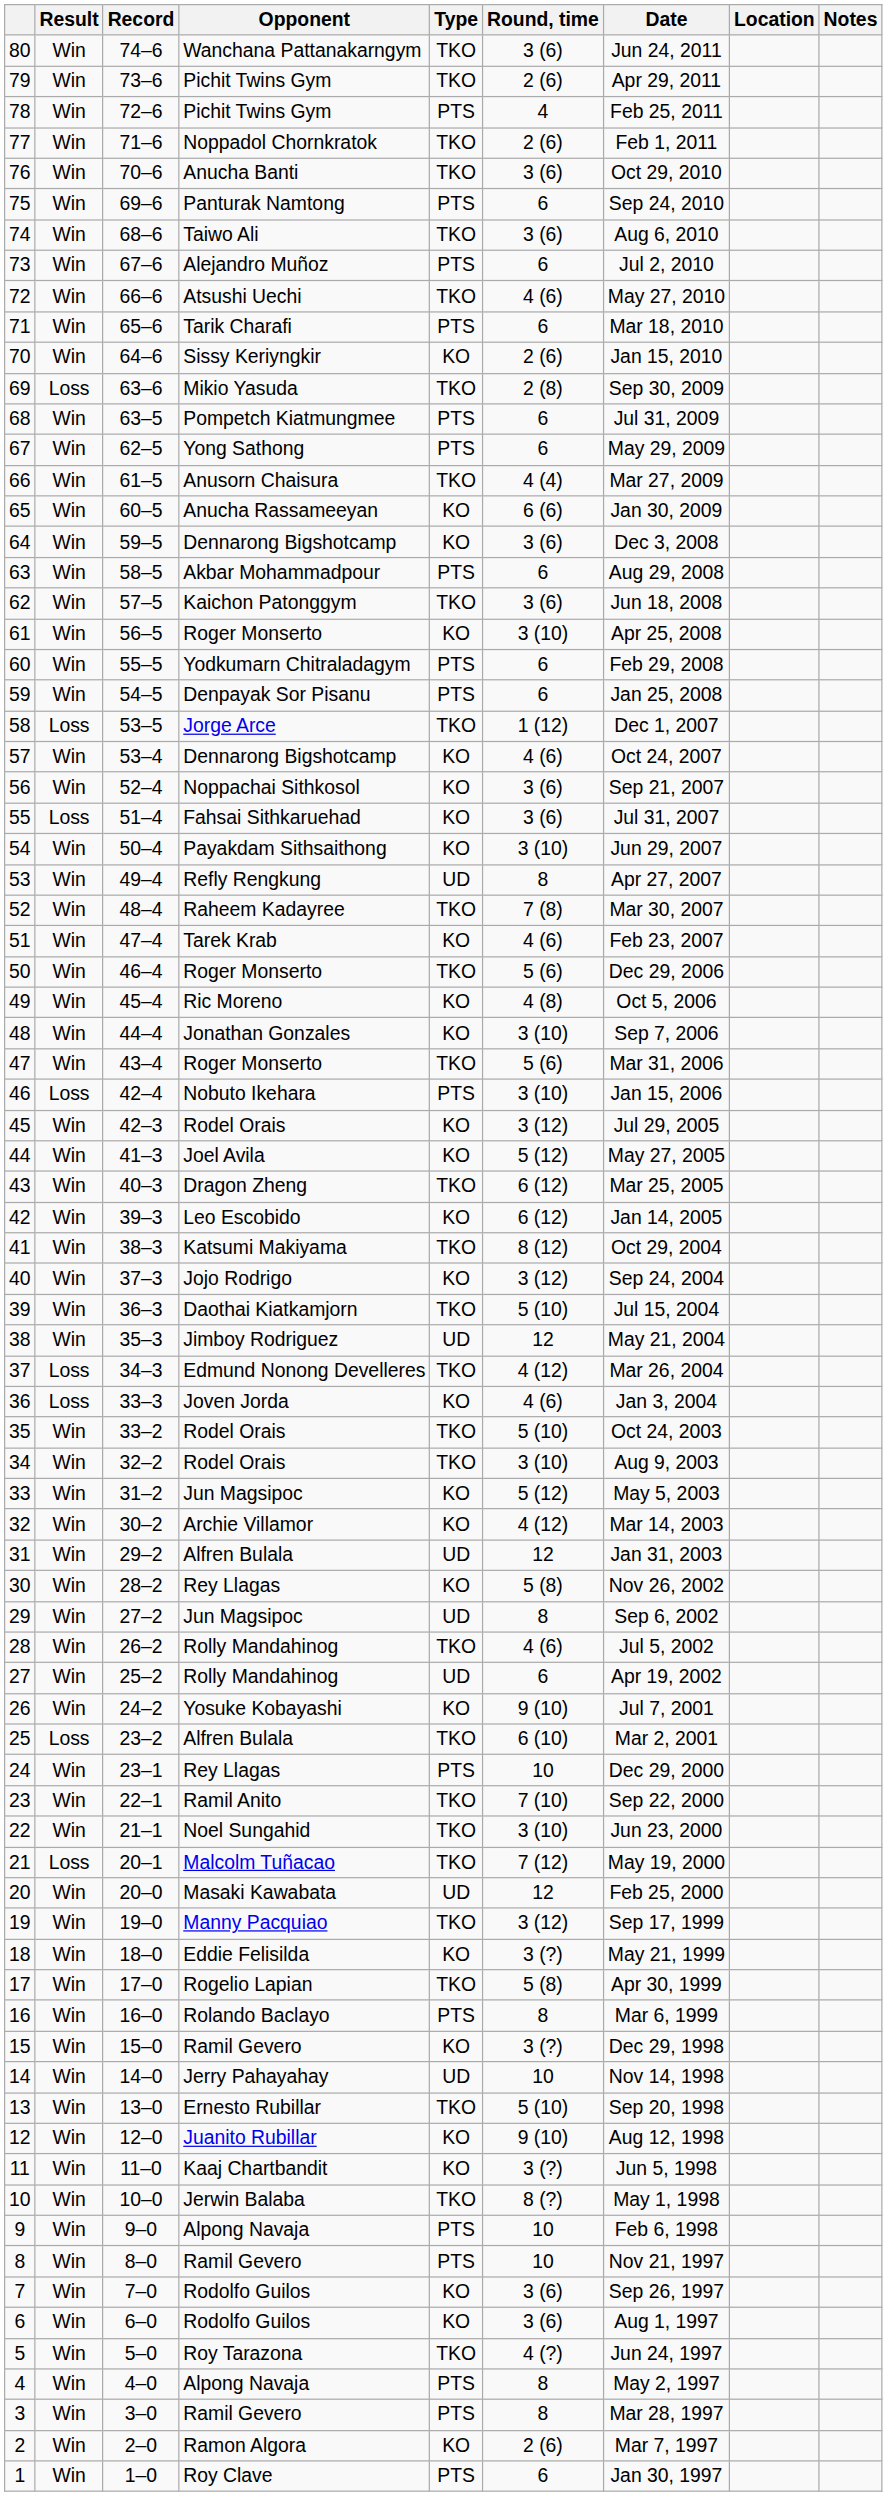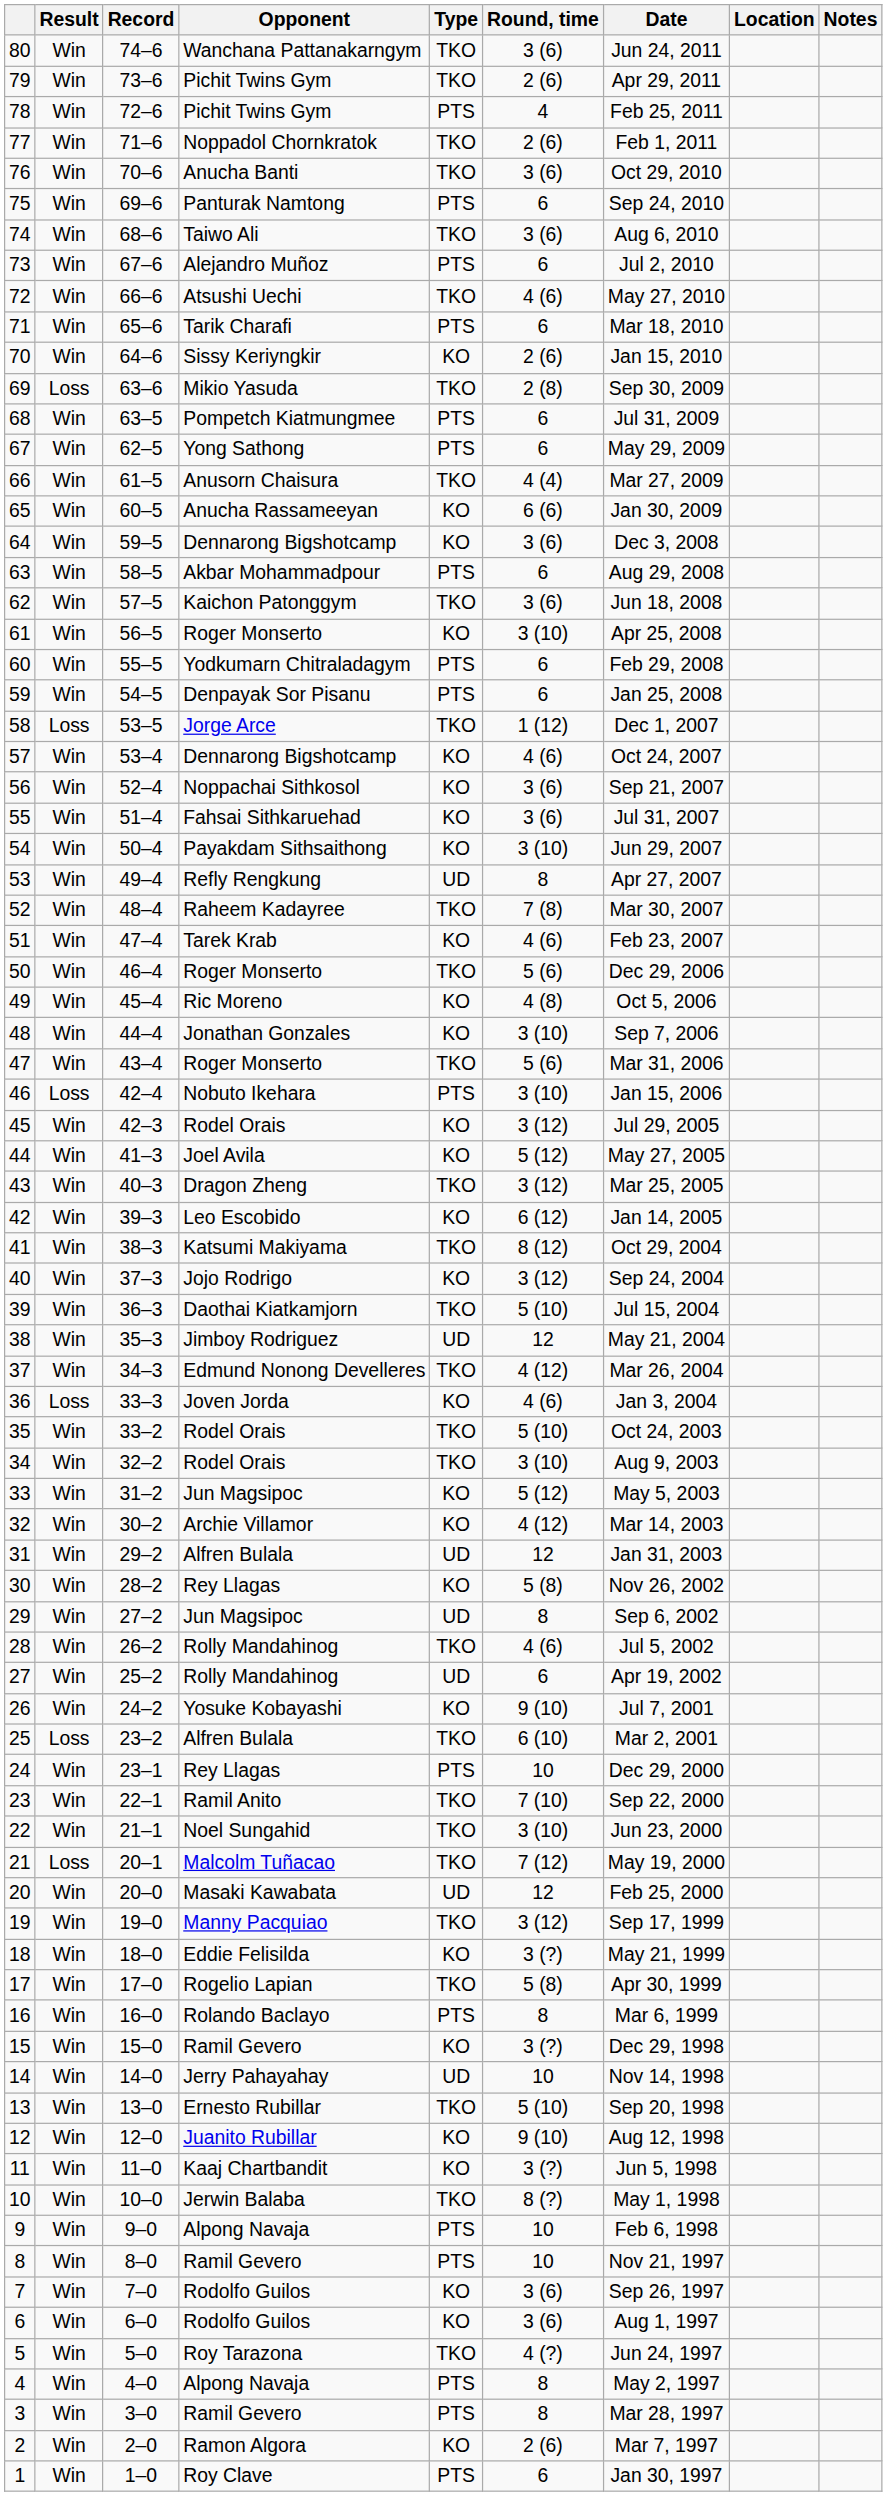(69, 818) Loss -> (69, 818) Win
(543, 1186) 6 (12) -> (543, 1186) 3 (12)
(69, 1370) Loss -> (69, 1370) Win
